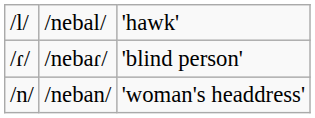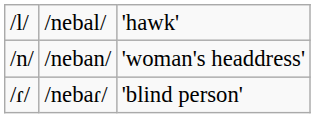rows swapped: (76, 58) <-> (78, 94)
